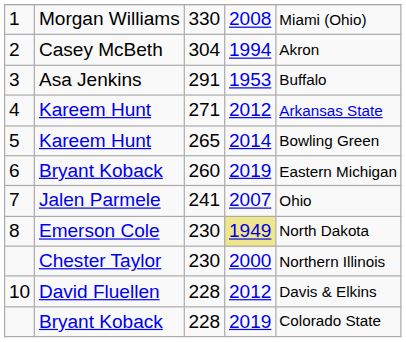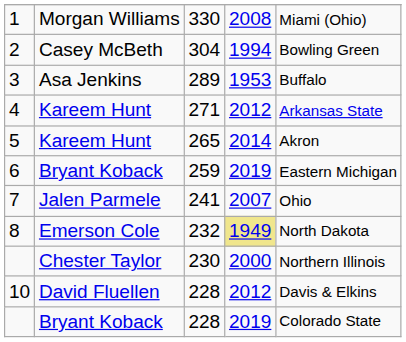(299, 50) Akron -> (329, 50) Bowling Green
(204, 79) 291 -> (204, 79) 289
(329, 140) Bowling Green -> (299, 140) Akron
(204, 170) 260 -> (204, 170) 259
(204, 230) 230 -> (204, 230) 232
